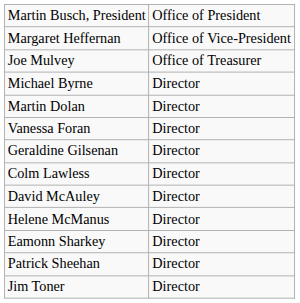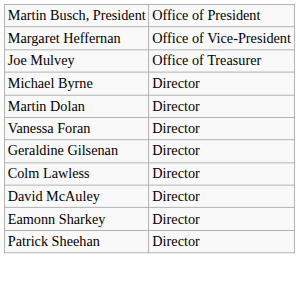- row: (59, 219)
- row: (36, 286)
